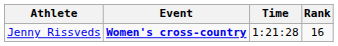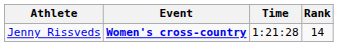(317, 32) 16 -> (317, 32) 14
